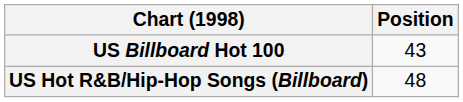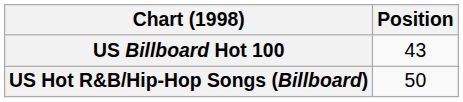(415, 81) 48 -> (415, 81) 50
